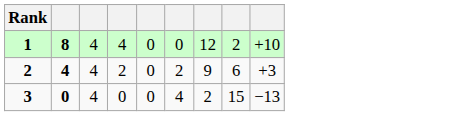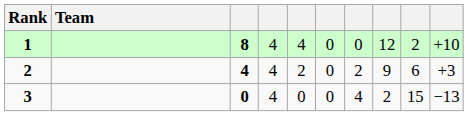+ column: (74, 17)
